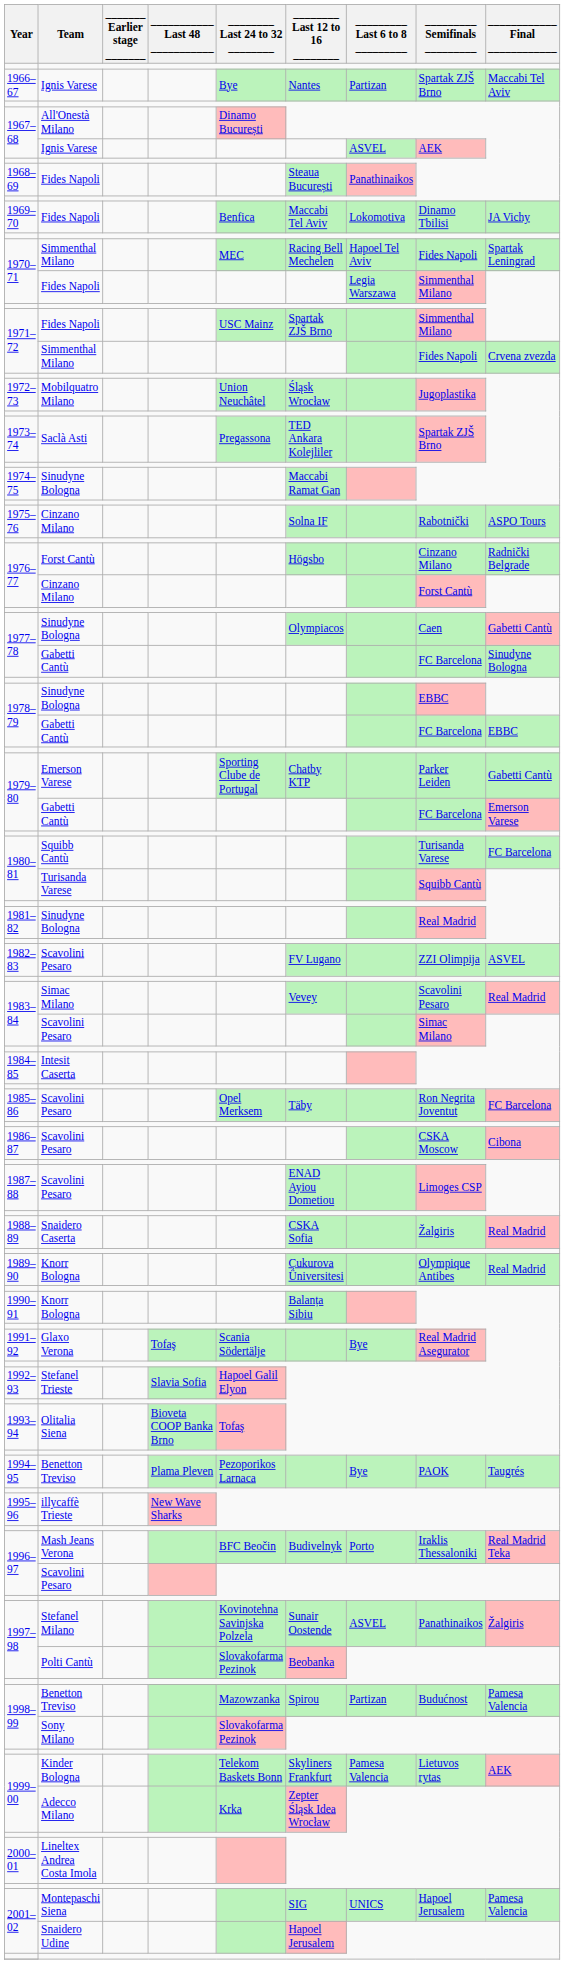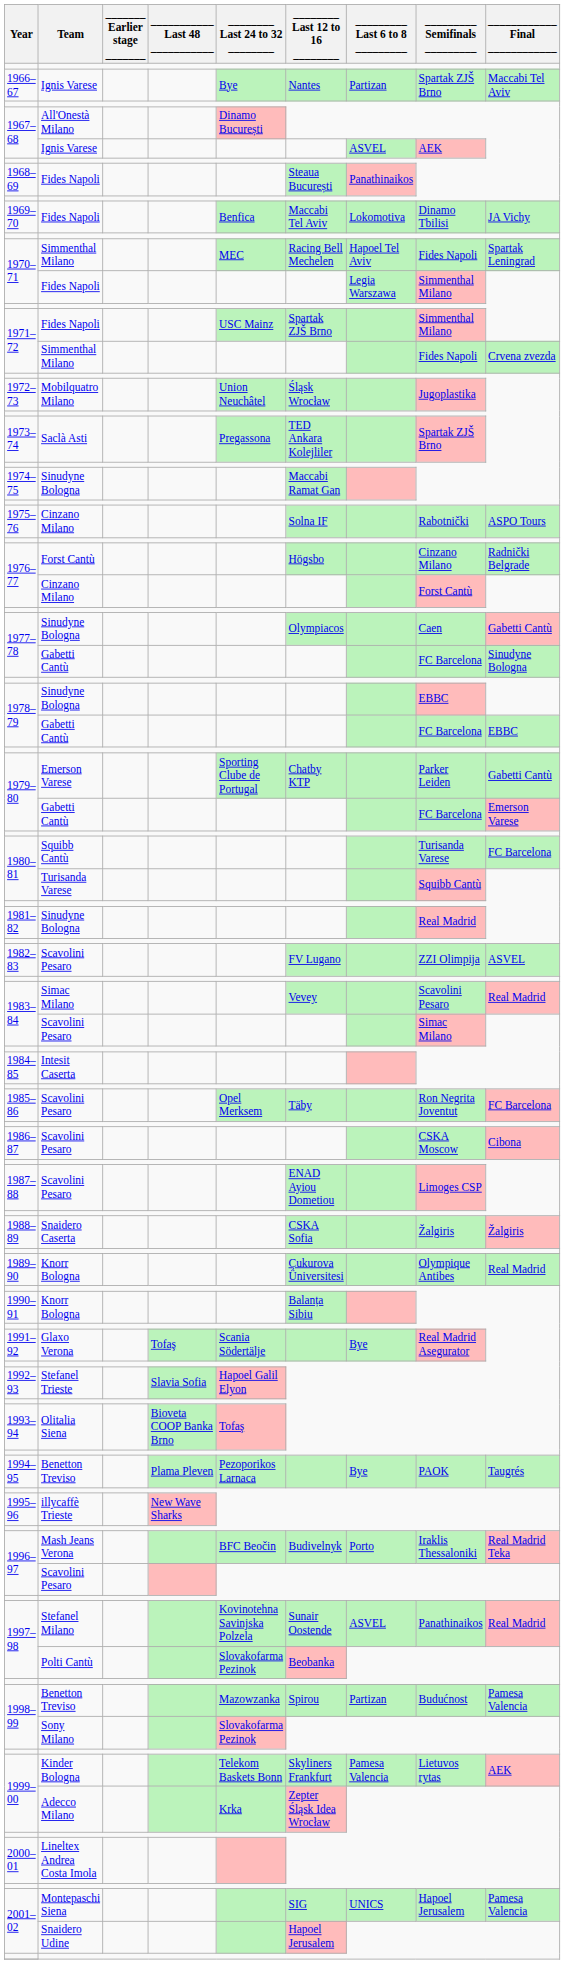(517, 1231) Real Madrid -> (506, 1231) Žalgiris
(506, 1623) Žalgiris -> (517, 1623) Real Madrid
